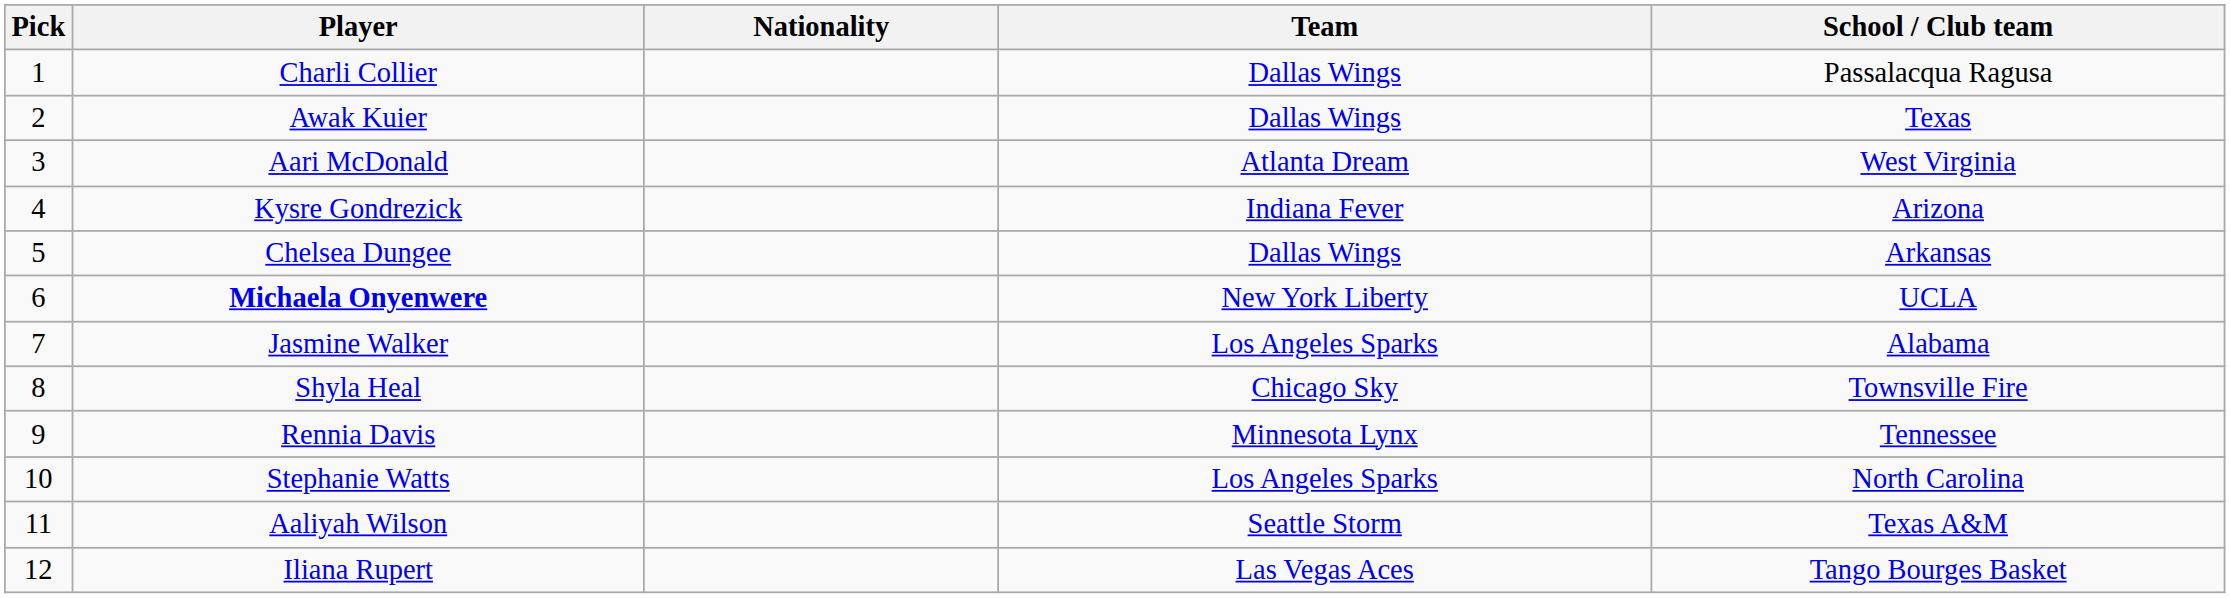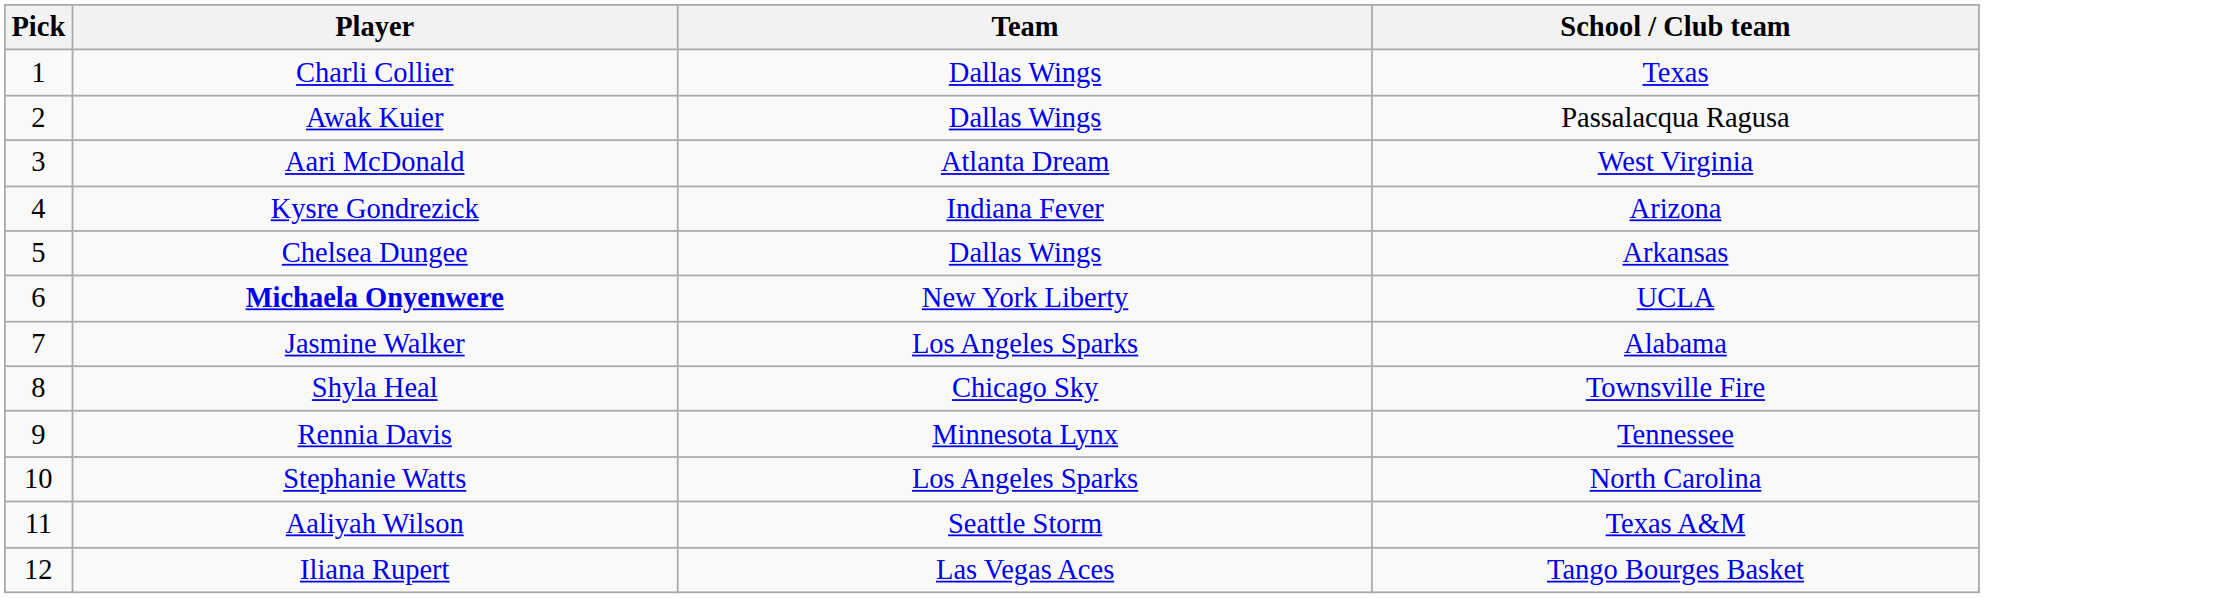- column: (821, 27)
(1938, 72) Passalacqua Ragusa -> (1675, 72) Texas
(1938, 117) Texas -> (1675, 117) Passalacqua Ragusa
